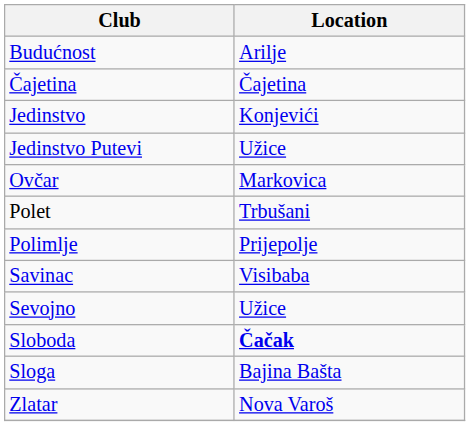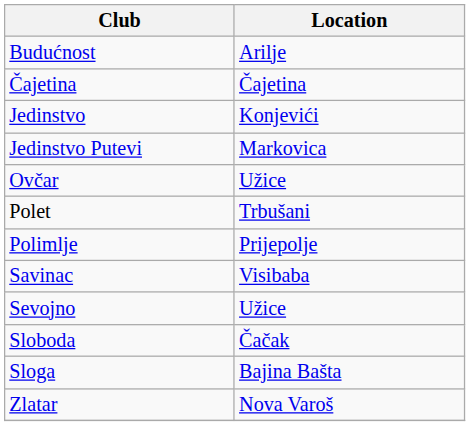(263, 148) Užice -> (283, 148) Markovica
(283, 180) Markovica -> (263, 180) Užice
(267, 340) bold -> (264, 340) normal
